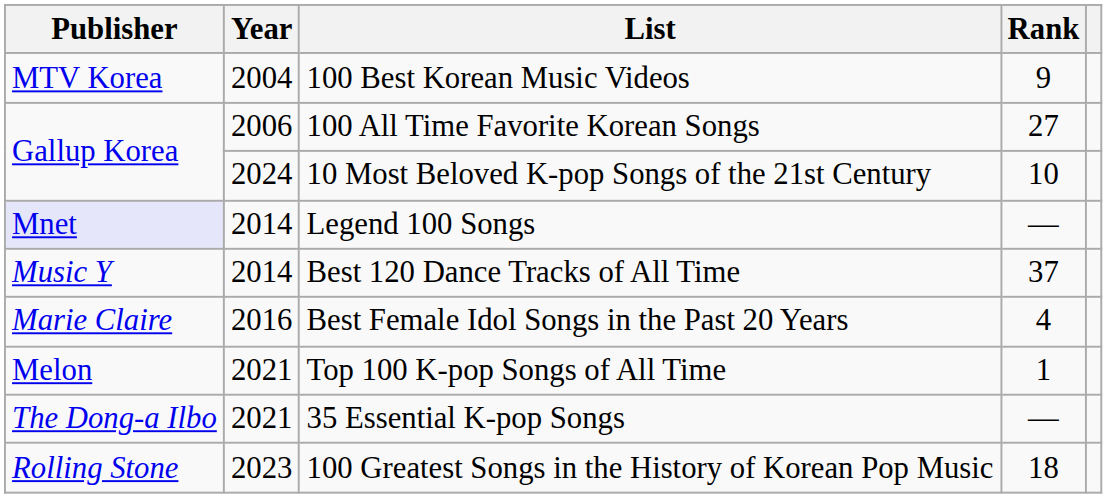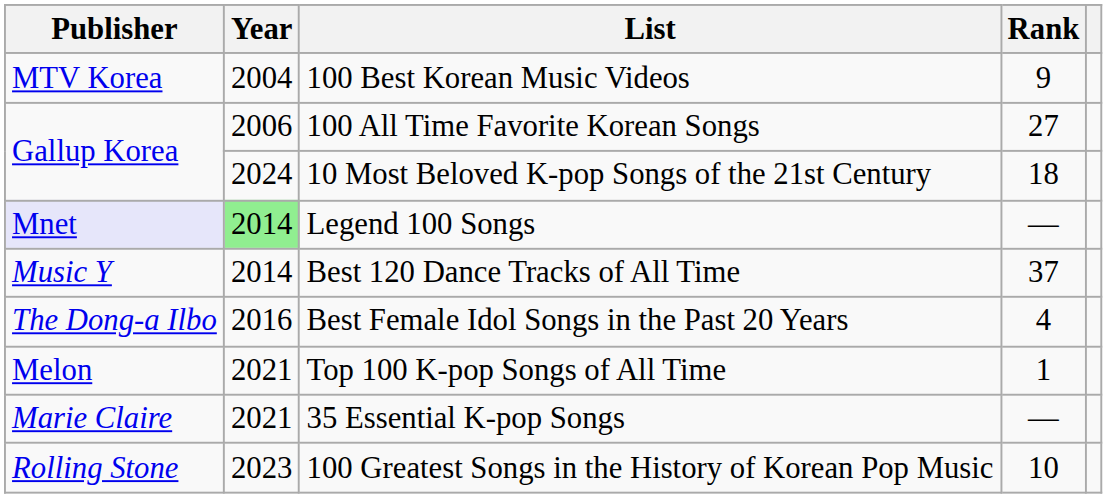(1043, 175) 10 -> (1043, 175) 18
(262, 223) no background -> (262, 223) lightgreen background
(92, 321) Marie Claire -> (114, 321) The Dong-a Ilbo
(114, 418) The Dong-a Ilbo -> (92, 418) Marie Claire
(1043, 467) 18 -> (1043, 467) 10
